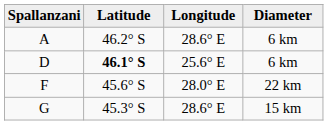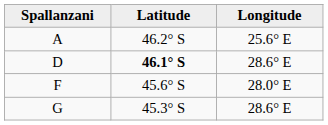- column: (283, 16)
(203, 39) 28.6° E -> (270, 39) 25.6° E
(203, 62) 25.6° E -> (270, 62) 28.6° E
